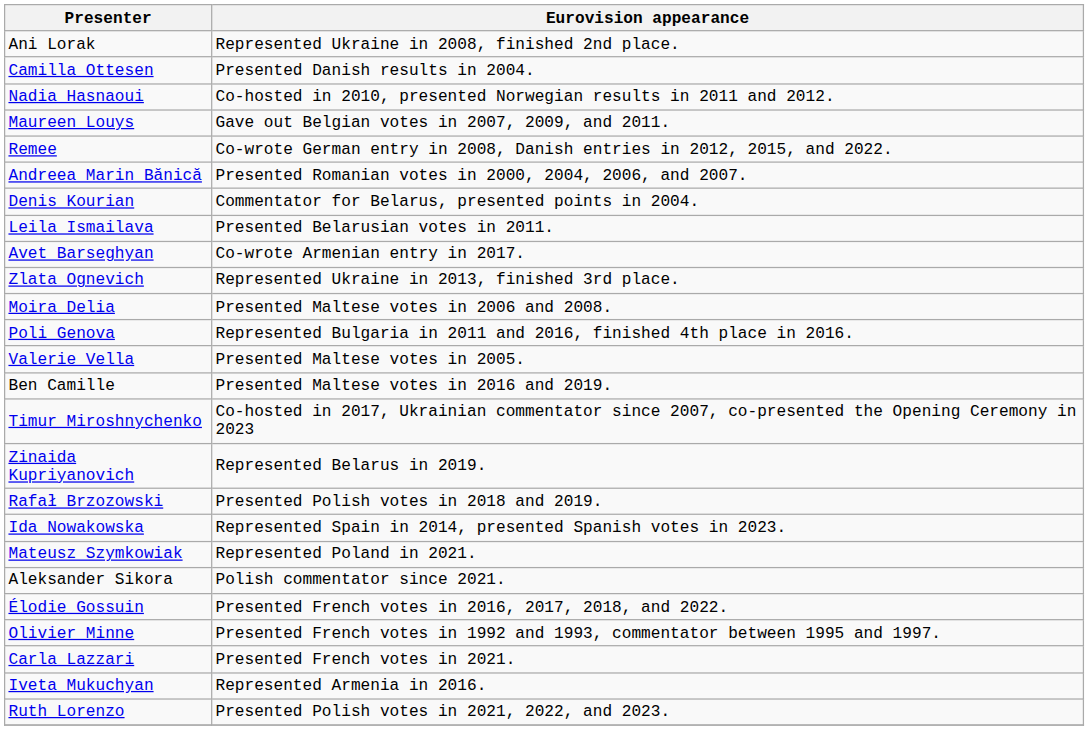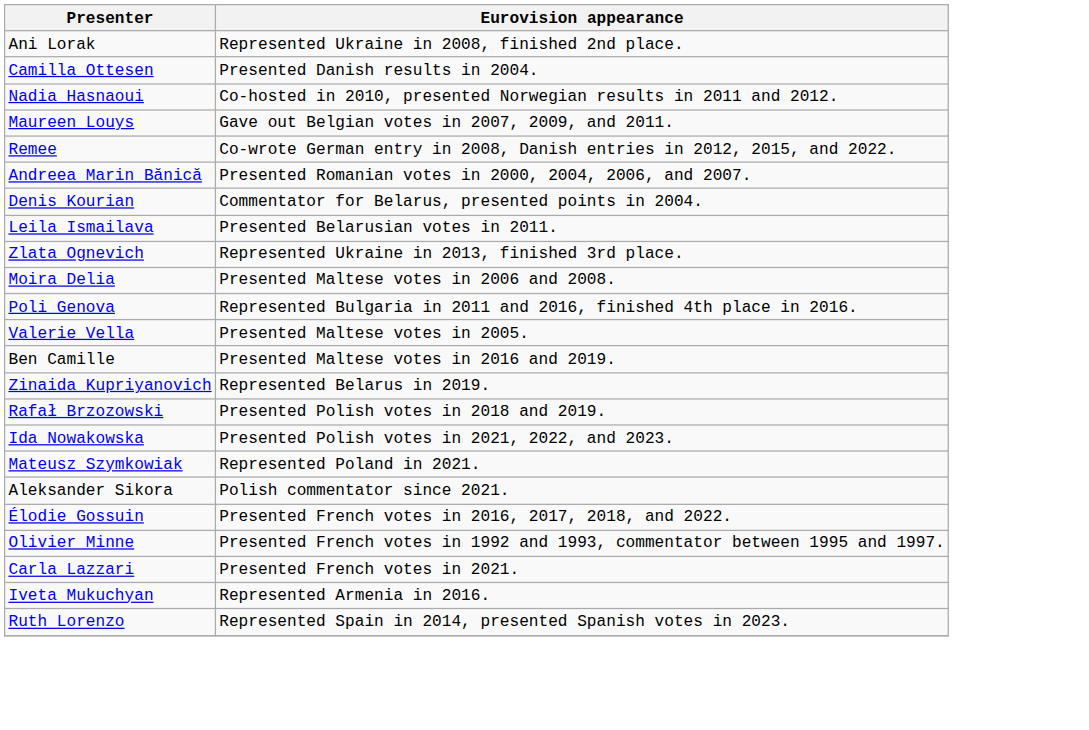- row: (81, 254)
- row: (105, 421)
(501, 528) Represented Spain in 2014, presented Spanish votes in 2023. -> (447, 438) Presented Polish votes in 2021, 2022, and 2023.
(443, 712) Presented Polish votes in 2021, 2022, and 2023. -> (505, 622) Represented Spain in 2014, presented Spanish votes in 2023.
